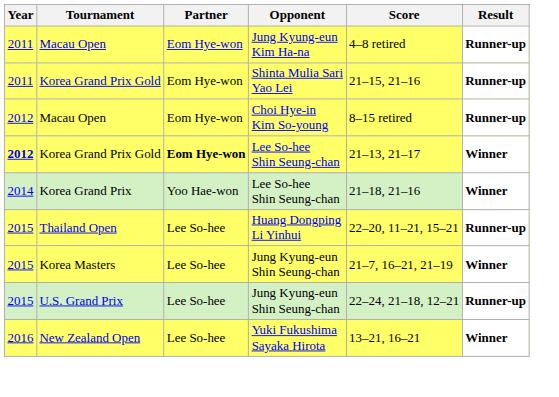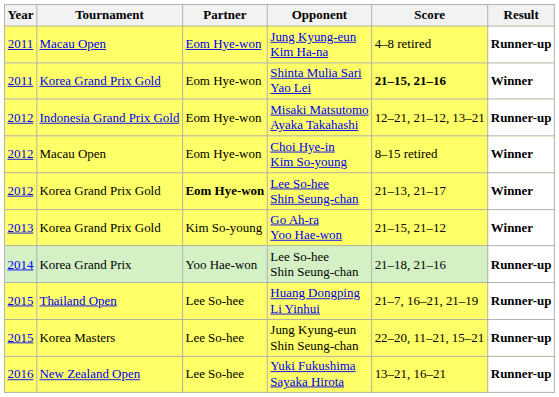(385, 81) normal -> (410, 81) bold
(496, 81) Runner-up -> (512, 81) Winner
+ row: (109, 117)
(496, 117) Runner-up -> (512, 154) Winner
(20, 154) bold -> (20, 191) normal
+ row: (100, 227)
(486, 191) Winner -> (521, 264) Runner-up
(404, 227) 22–20, 11–21, 15–21 -> (426, 301) 21–7, 16–21, 21–19
(401, 264) 21–7, 16–21, 21–19 -> (429, 338) 22–20, 11–21, 15–21
(486, 264) Winner -> (521, 338) Runner-up
- row: (81, 301)
(486, 338) Winner -> (521, 374) Runner-up
